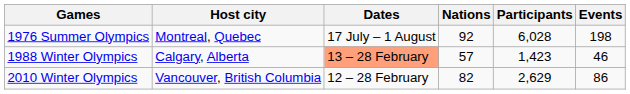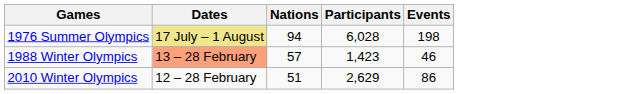- column: (238, 15)
(382, 36) no background -> (210, 36) khaki background
(466, 36) 92 -> (294, 36) 94
(466, 78) 82 -> (294, 78) 51
